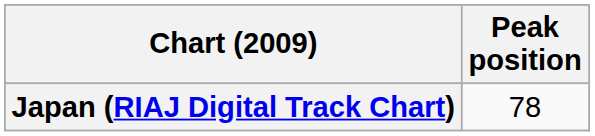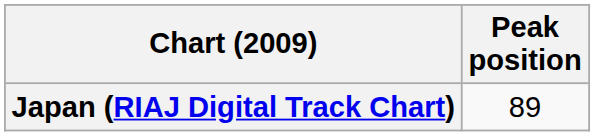(525, 106) 78 -> (525, 106) 89
